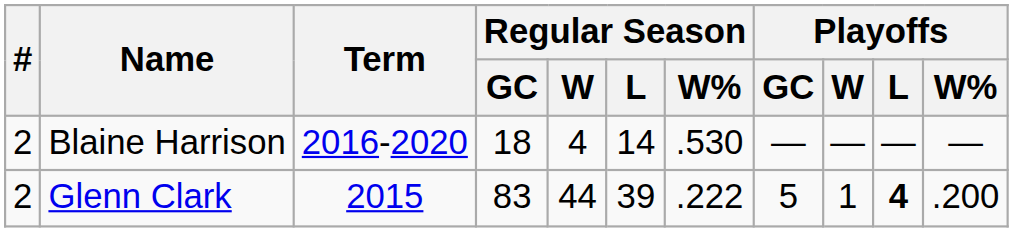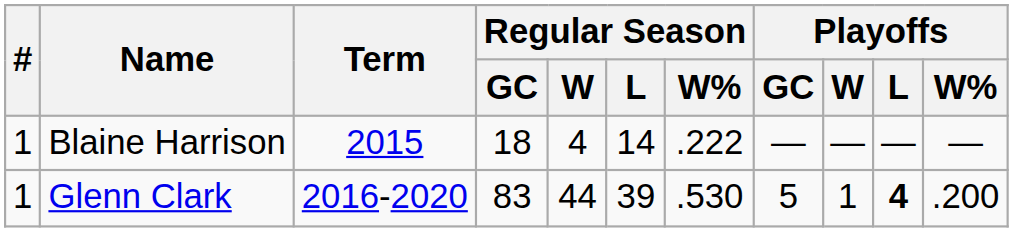(23, 142) 2 -> (23, 142) 1
(385, 142) 2016-2020 -> (385, 142) 2015
(710, 142) .530 -> (710, 142) .222
(23, 197) 2 -> (23, 197) 1
(385, 197) 2015 -> (385, 197) 2016-2020
(710, 197) .222 -> (710, 197) .530
